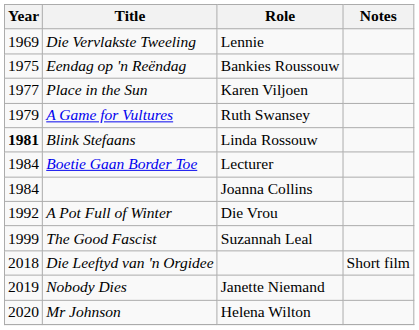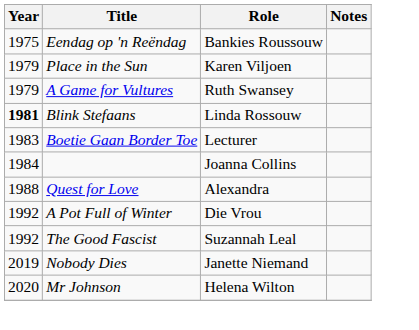- row: (121, 41)
(24, 90) 1977 -> (24, 66) 1979
(24, 164) 1984 -> (24, 139) 1983
+ row: (92, 189)
(24, 238) 1999 -> (24, 238) 1992
- row: (130, 262)
